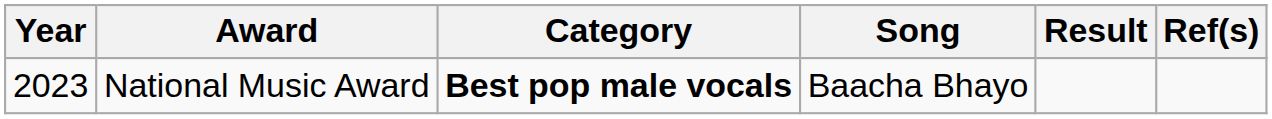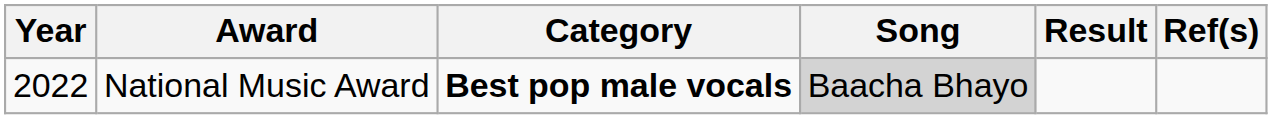(51, 85) 2023 -> (51, 85) 2022
(918, 85) no background -> (918, 85) lightgrey background
